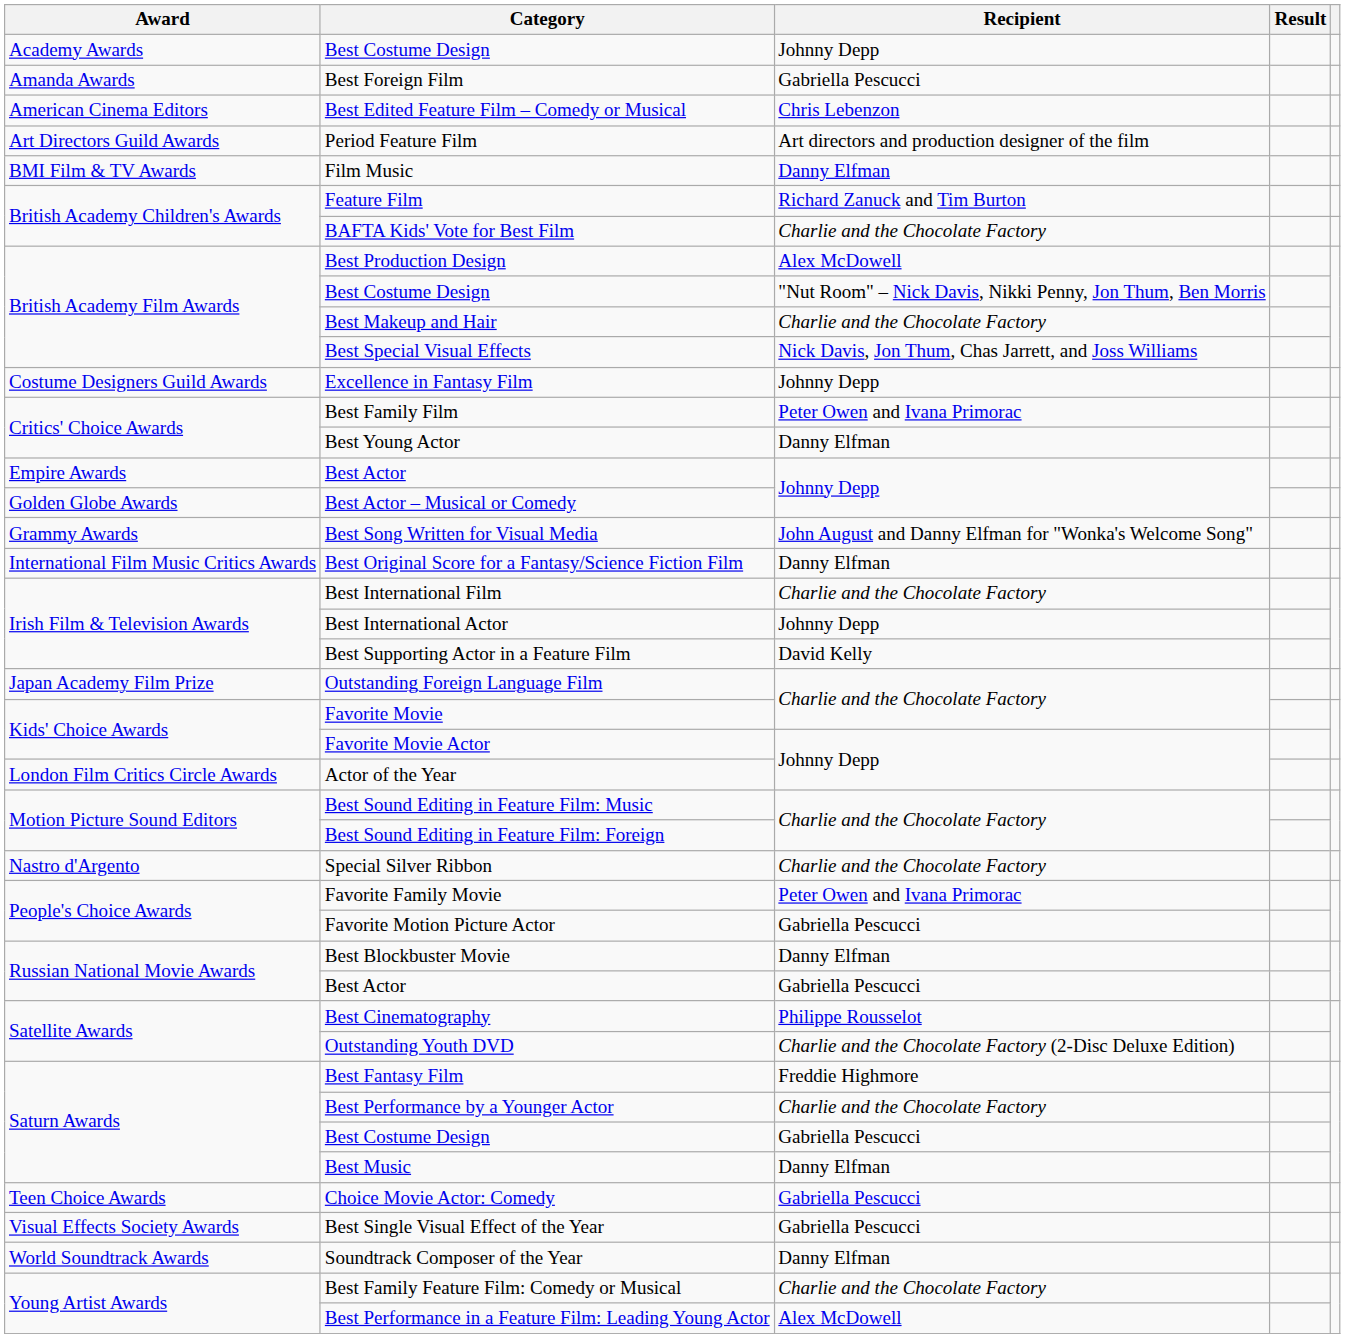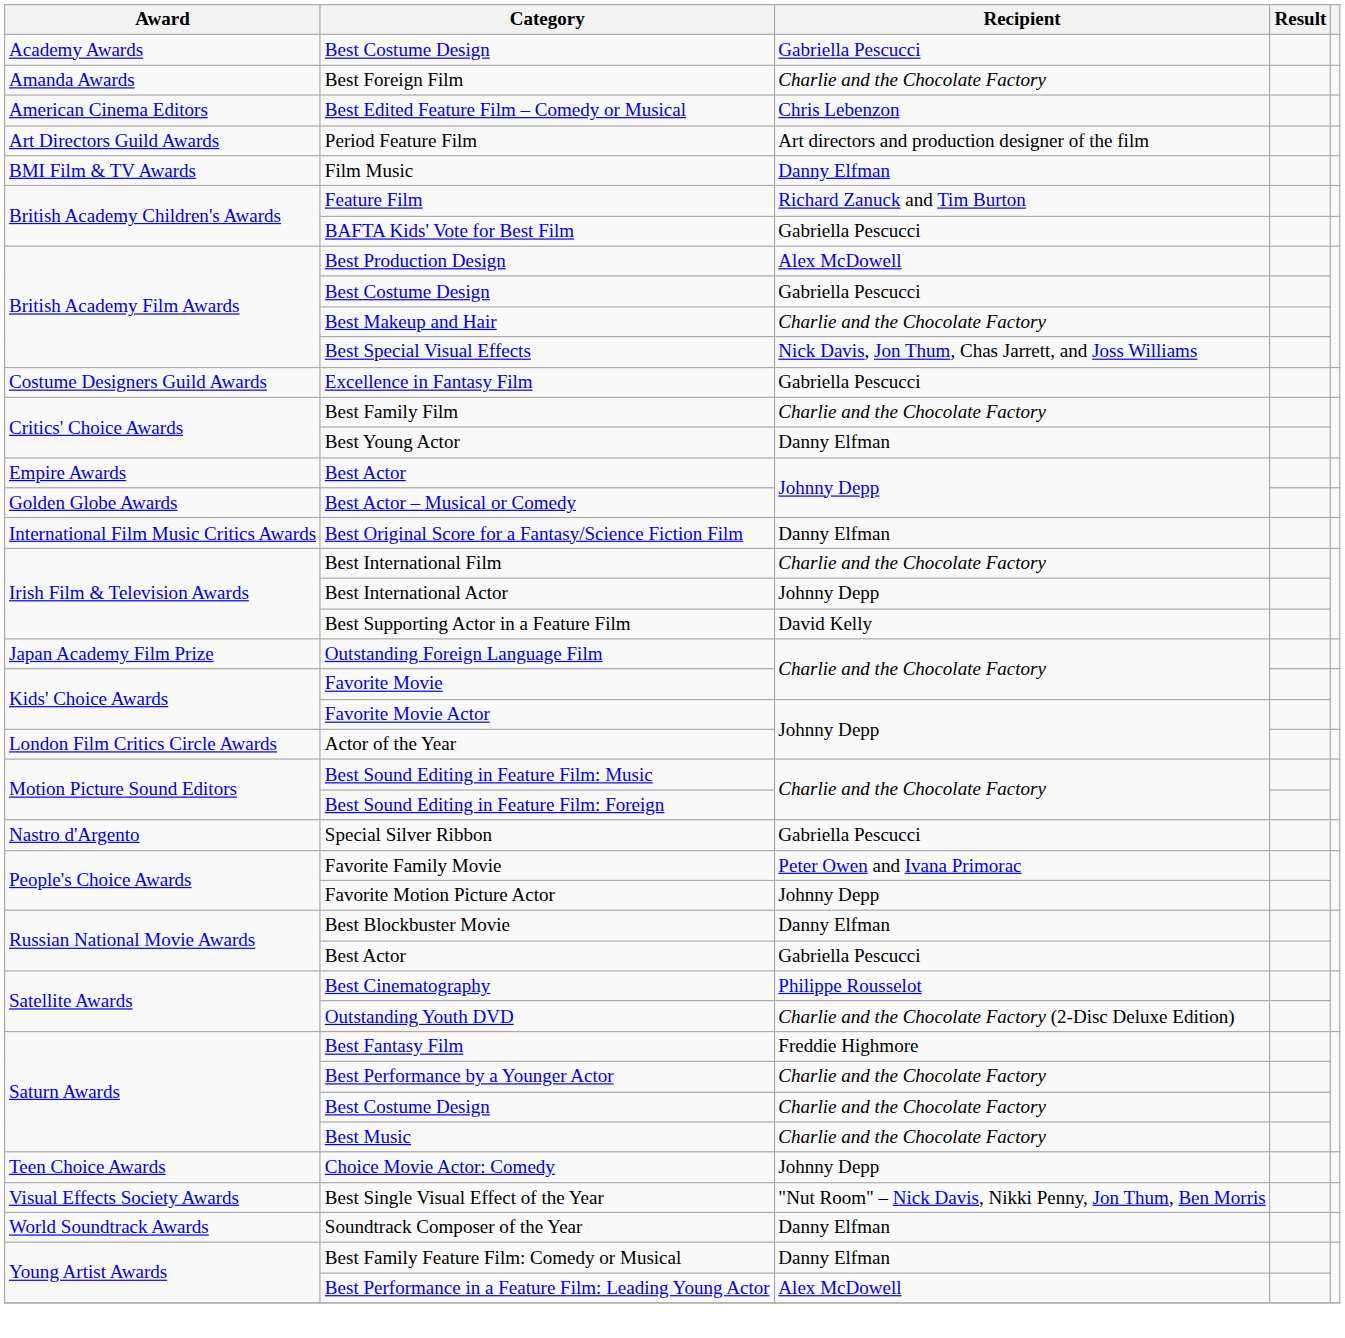(829, 49) Johnny Depp -> (849, 49) Gabriella Pescucci
(849, 79) Gabriella Pescucci -> (912, 79) Charlie and the Chocolate Factory
(912, 230) Charlie and the Chocolate Factory -> (849, 230) Gabriella Pescucci
(1022, 291) "Nut Room" – Nick Davis, Nikki Penny, Jon Thum, Ben Morris -> (849, 291) Gabriella Pescucci
(829, 381) Johnny Depp -> (849, 381) Gabriella Pescucci
(900, 412) Peter Owen and Ivana Primorac -> (912, 412) Charlie and the Chocolate Factory
- row: (73, 532)
(912, 865) Charlie and the Chocolate Factory -> (849, 834) Gabriella Pescucci
(849, 925) Gabriella Pescucci -> (829, 895) Johnny Depp
(849, 1136) Gabriella Pescucci -> (912, 1106) Charlie and the Chocolate Factory
(834, 1167) Danny Elfman -> (912, 1136) Charlie and the Chocolate Factory
(849, 1197) Gabriella Pescucci -> (829, 1167) Johnny Depp
(849, 1227) Gabriella Pescucci -> (1022, 1197) "Nut Room" – Nick Davis, Nikki Penny, Jon Thum, Ben Morris
(912, 1287) Charlie and the Chocolate Factory -> (834, 1257) Danny Elfman
